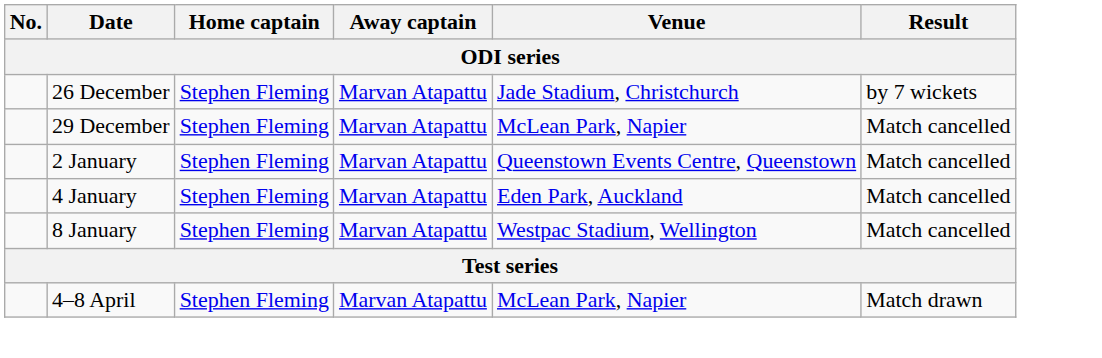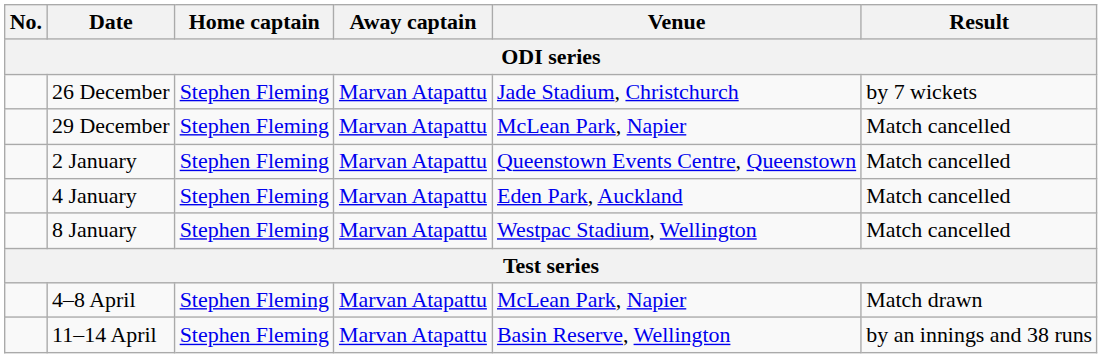+ row: (104, 334)
